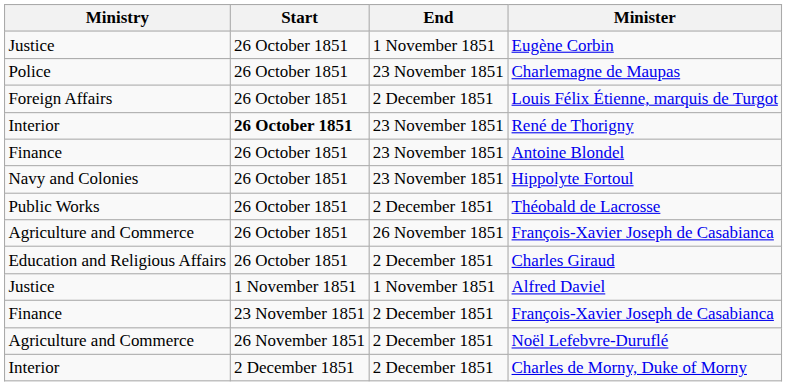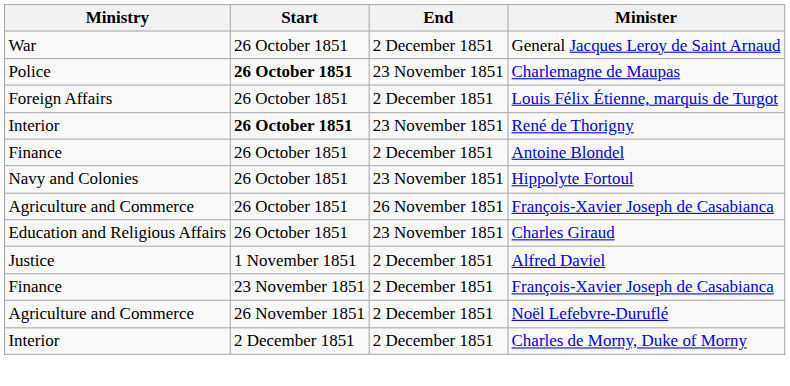+ row: (22, 44)
- row: (32, 44)
(291, 71) normal -> (293, 71) bold
(438, 152) 23 November 1851 -> (433, 152) 2 December 1851
- row: (54, 206)
(433, 260) 2 December 1851 -> (438, 233) 23 November 1851
(434, 286) 1 November 1851 -> (433, 260) 2 December 1851
